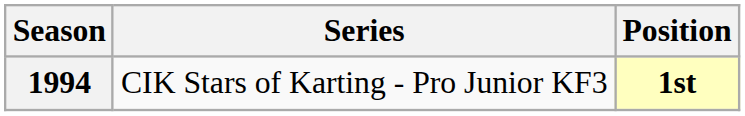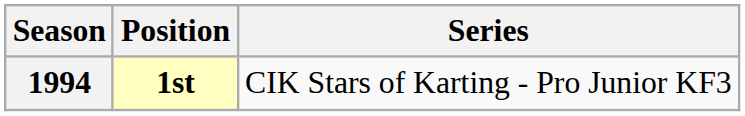columns swapped: (364, 30) <-> (677, 30)
